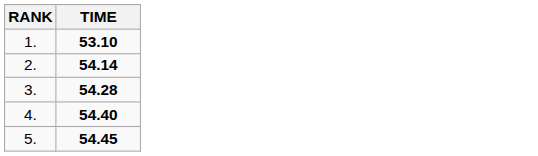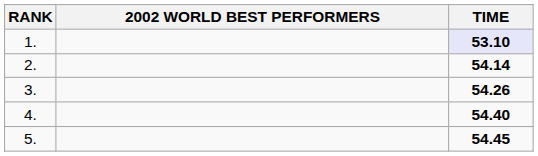+ column: (252, 17)
(98, 41) no background -> (491, 41) lavender background
(98, 90) 54.28 -> (491, 90) 54.26
